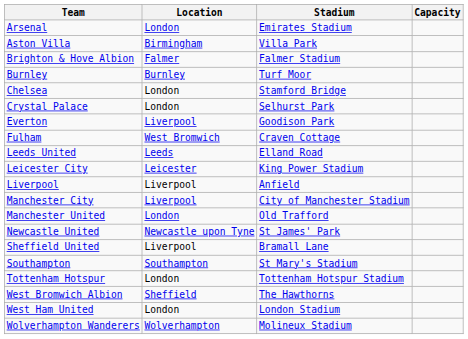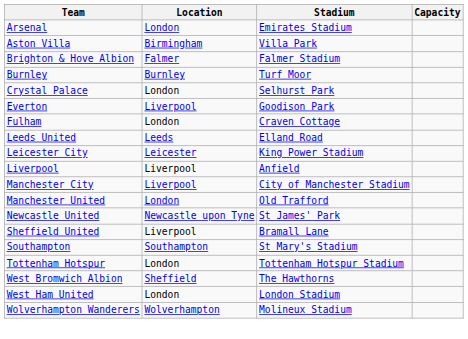- row: (27, 91)
(182, 138) West Bromwich -> (162, 122) London
